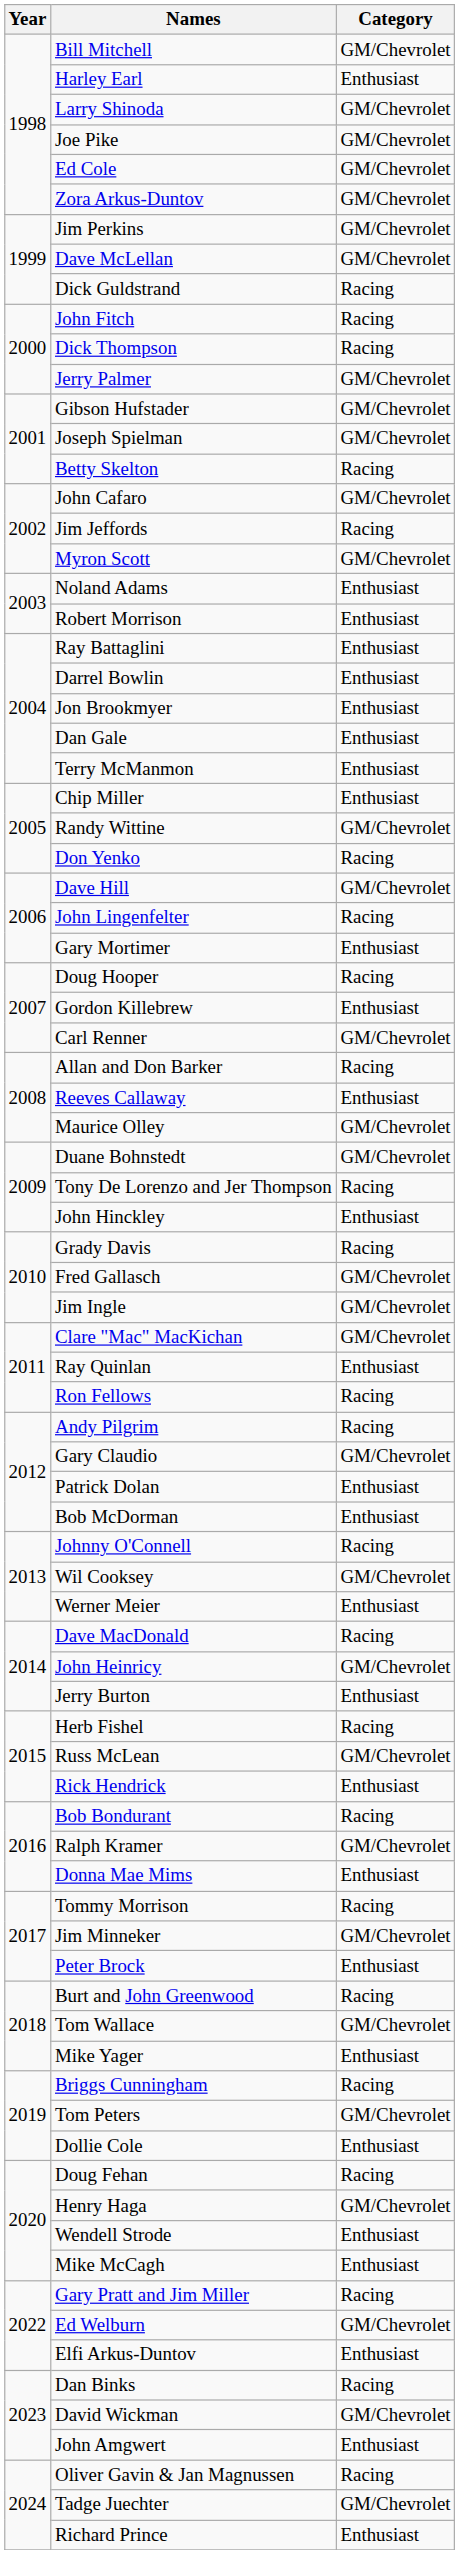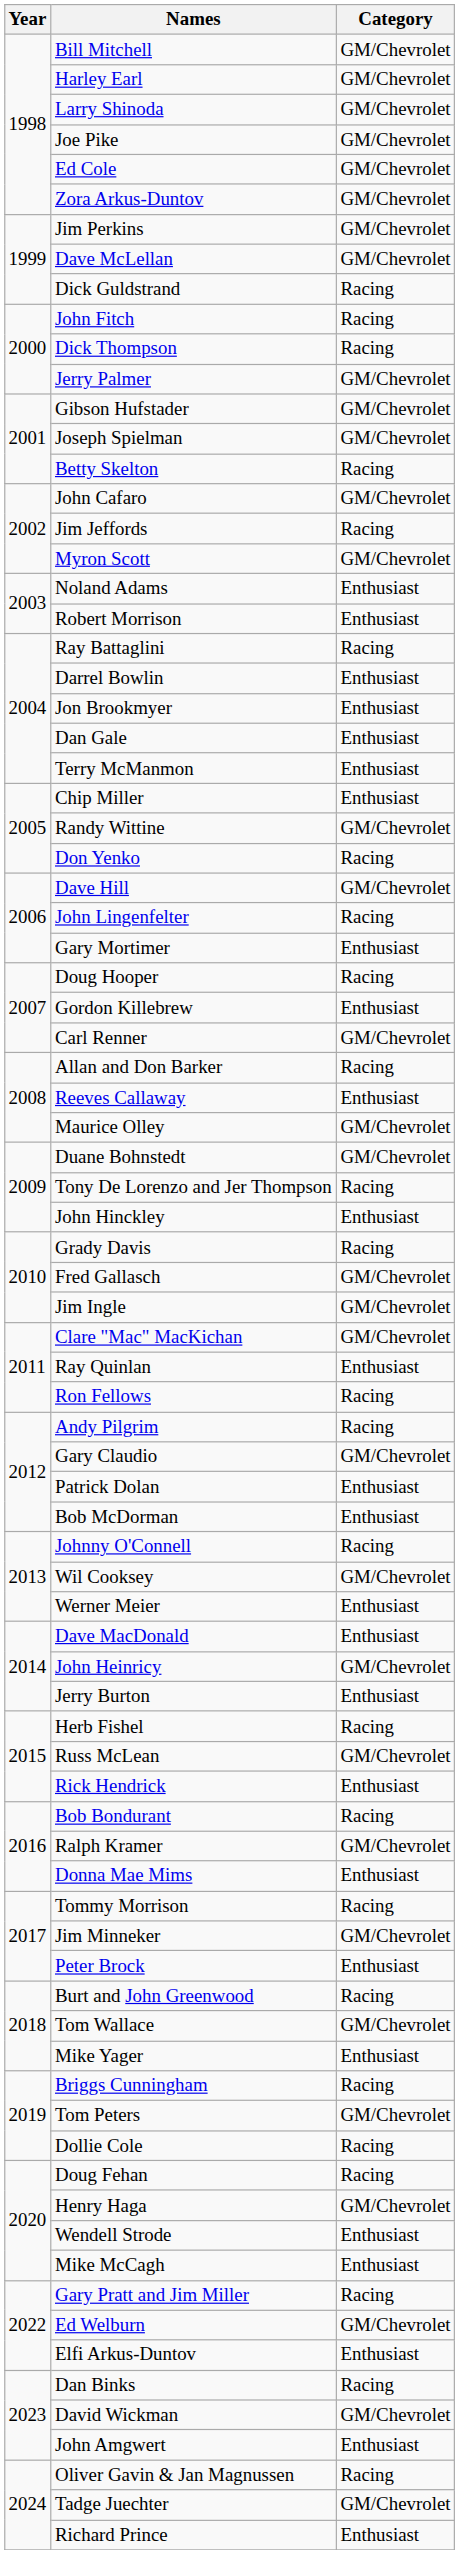(380, 79) Enthusiast -> (396, 79) GM/Chevrolet
(380, 648) Enthusiast -> (367, 648) Racing
(367, 1636) Racing -> (380, 1636) Enthusiast
(380, 2145) Enthusiast -> (367, 2145) Racing
